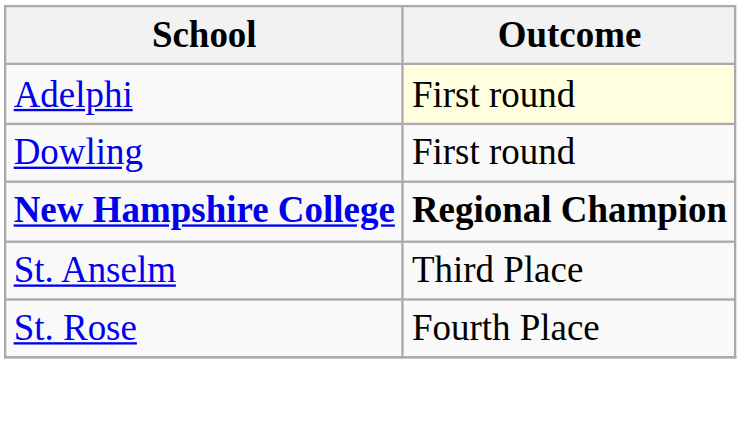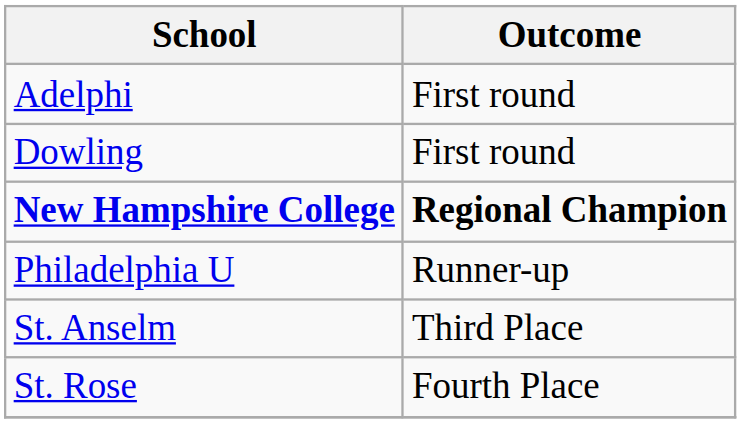(494, 93) lightyellow background -> (494, 93) no background
+ row: (124, 269)
